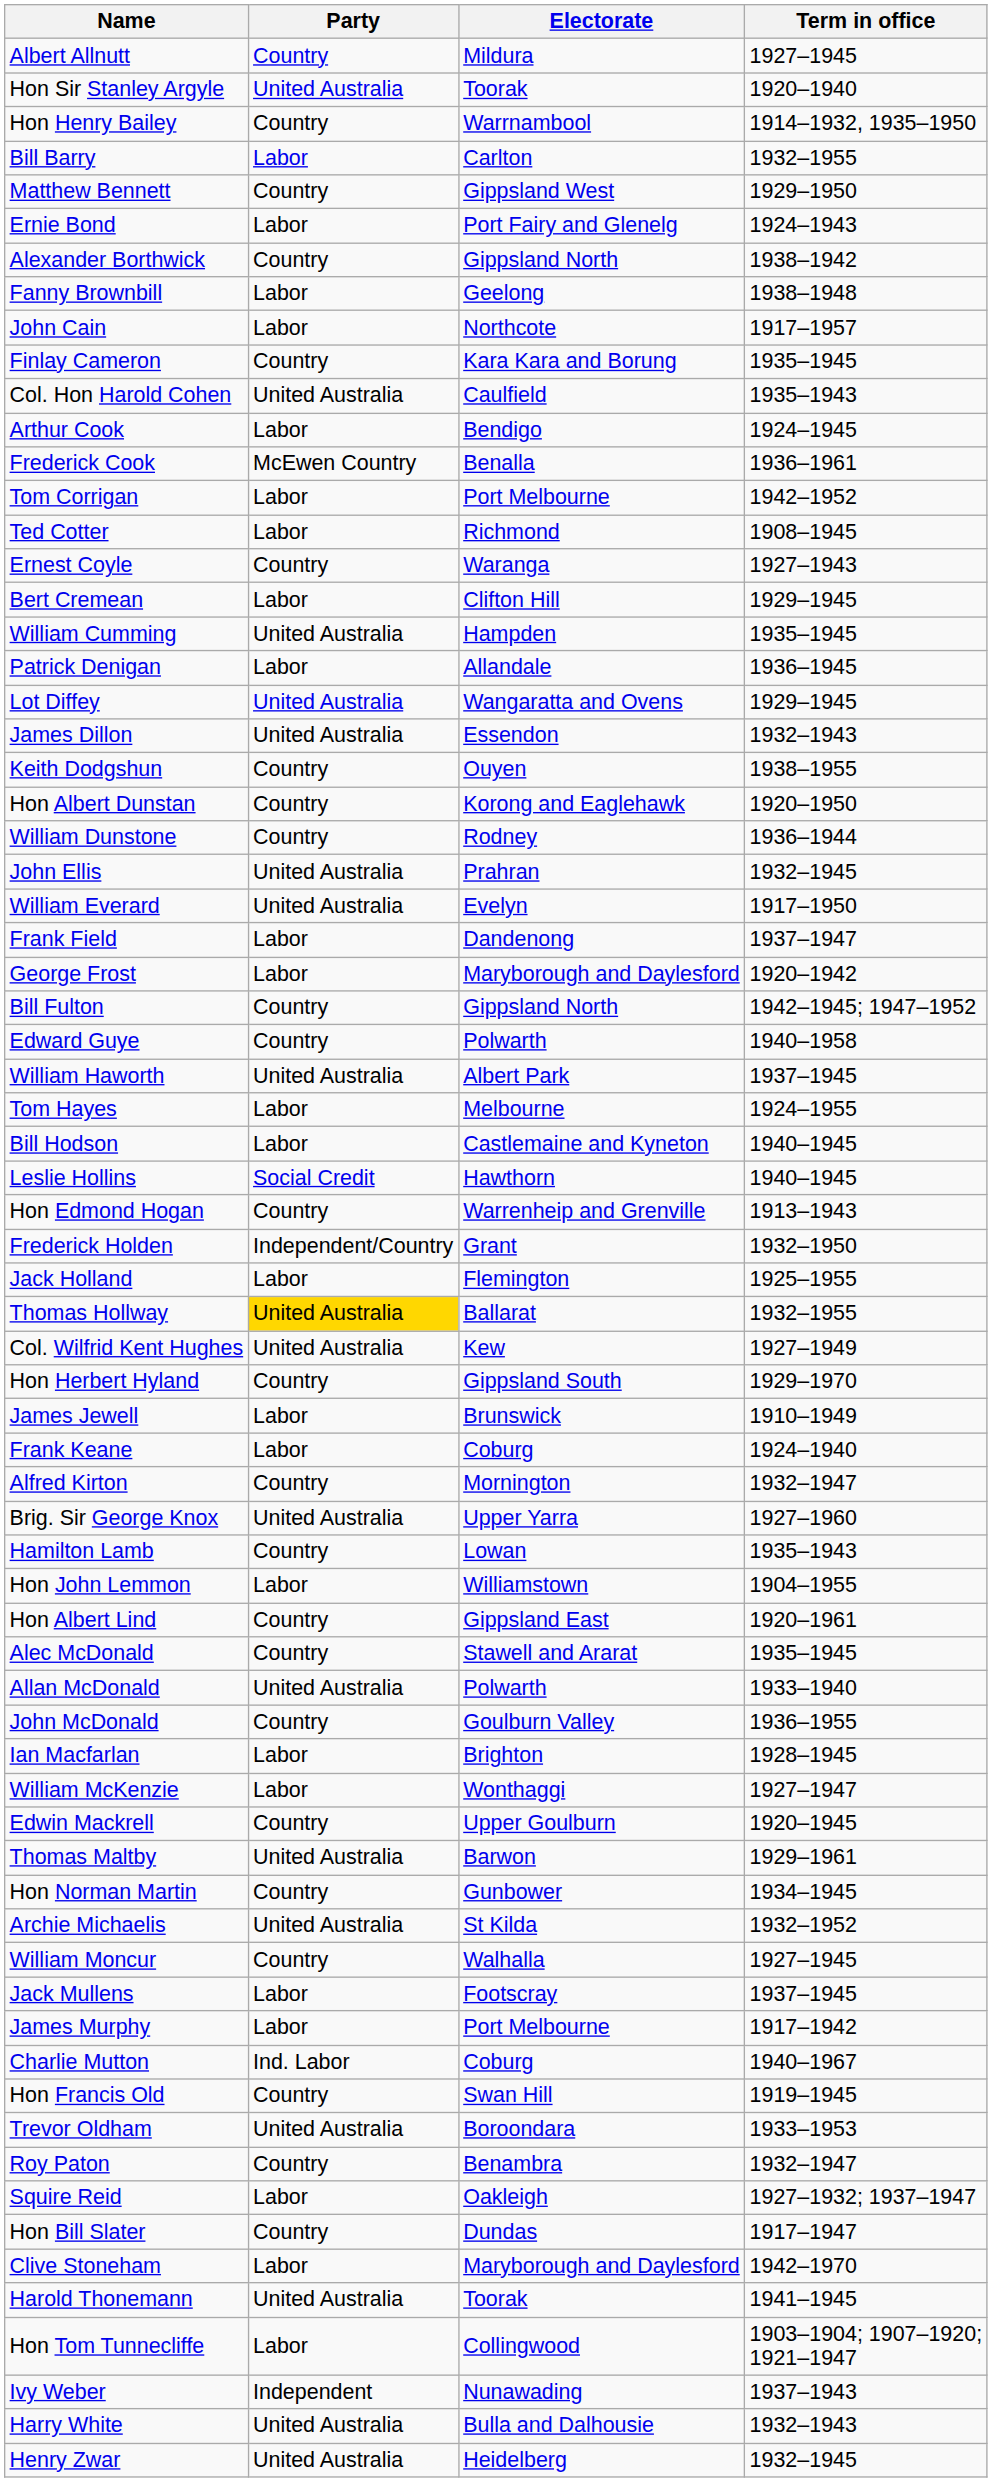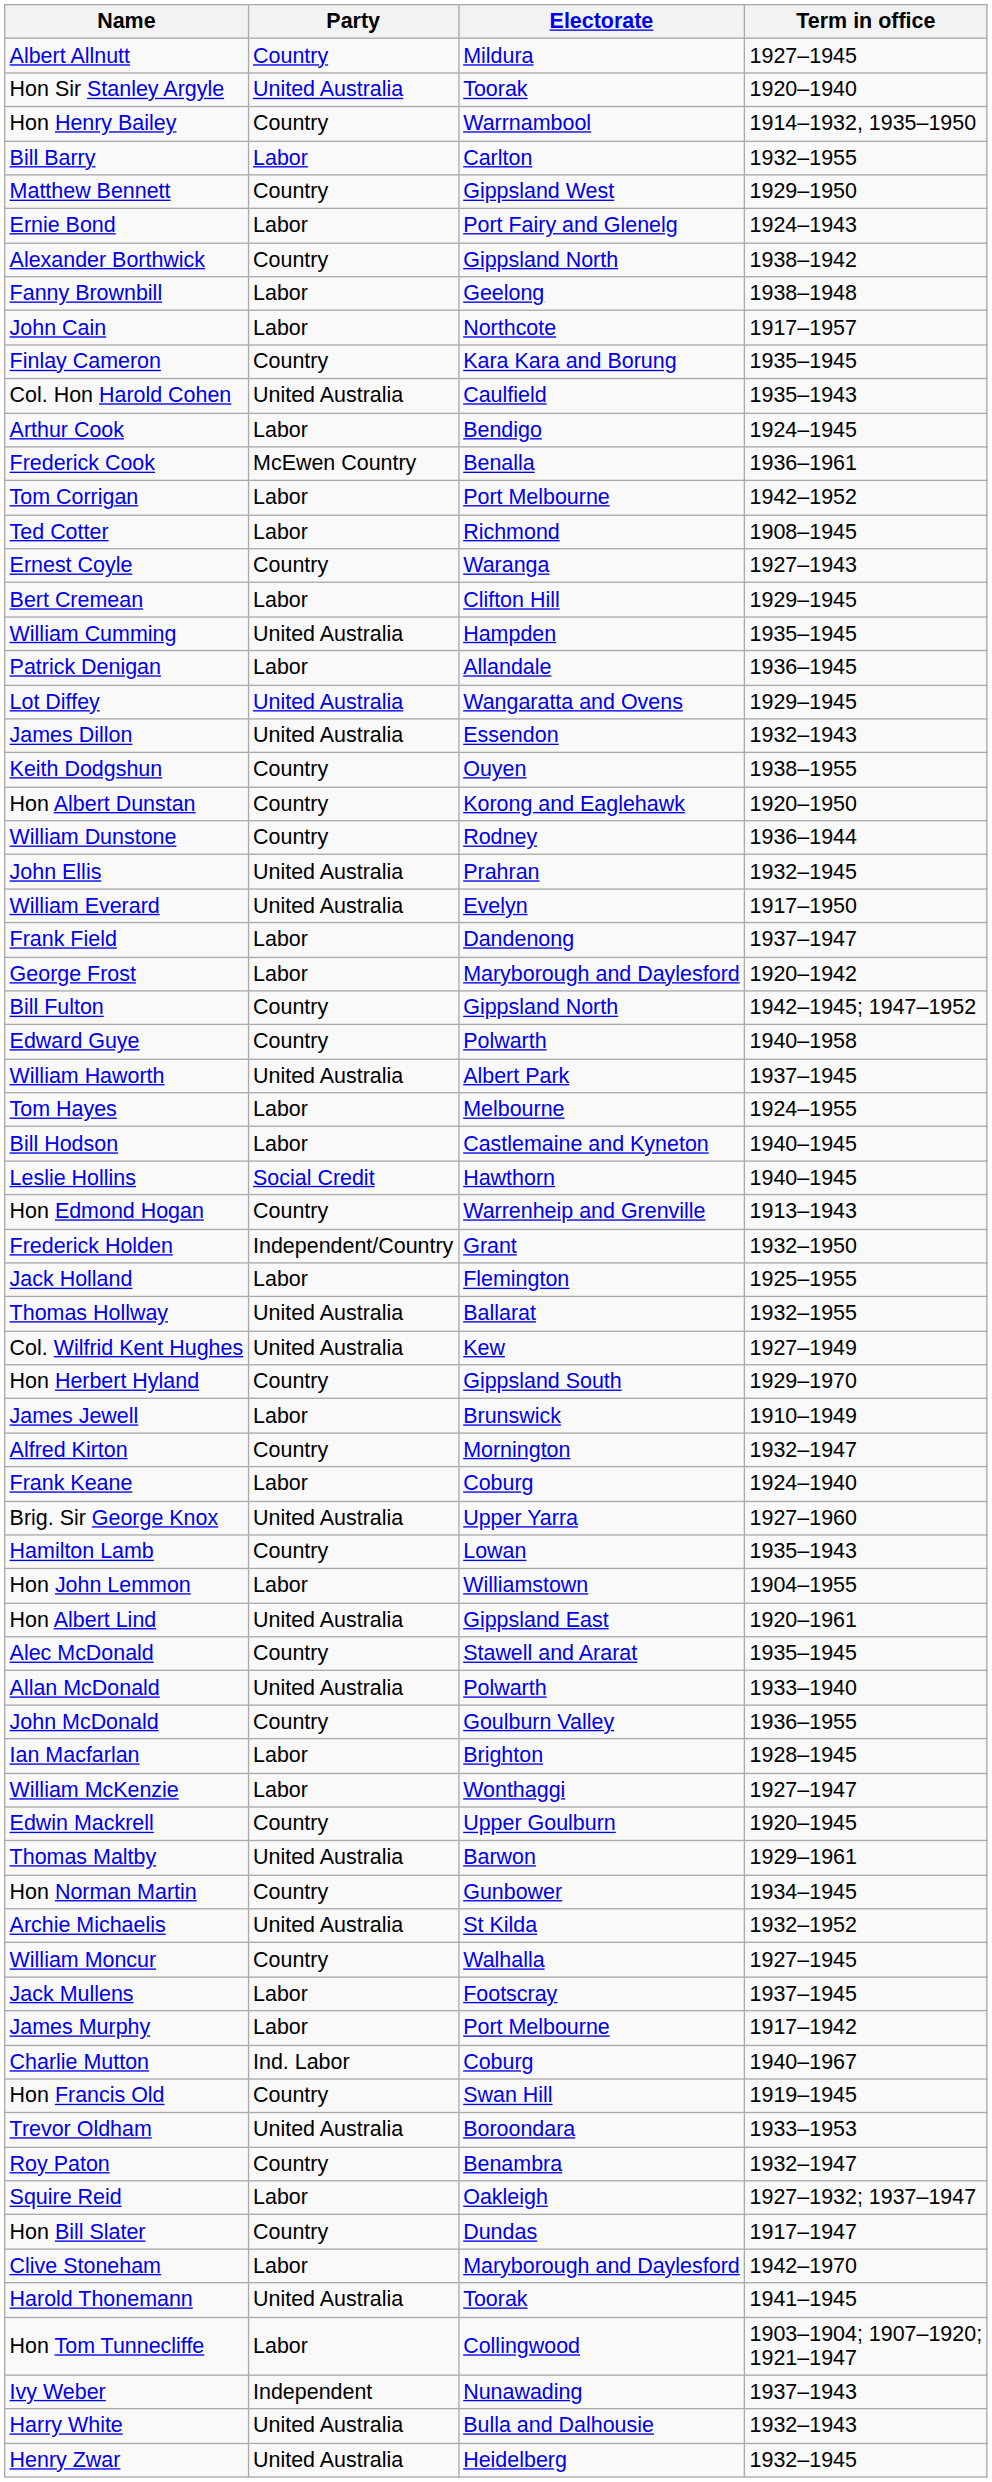(328, 1313) gold background -> (328, 1313) no background
rows swapped: (71, 1449) <-> (69, 1483)
(291, 1619) Country -> (328, 1619) United Australia
